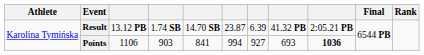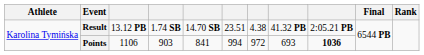(235, 28) 23.87 -> (235, 28) 23.51
(258, 28) 6.39 -> (258, 28) 4.38
(258, 43) 927 -> (258, 43) 972
